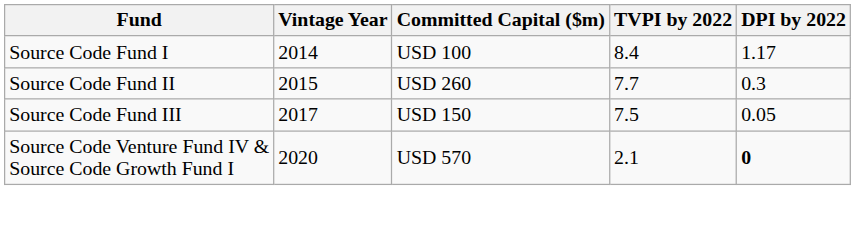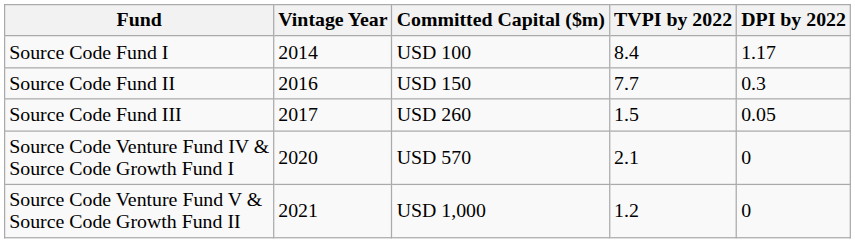(298, 83) 2015 -> (298, 83) 2016
(434, 83) USD 260 -> (434, 83) USD 150
(434, 114) USD 150 -> (434, 114) USD 260
(626, 114) 7.5 -> (626, 114) 1.5
(746, 157) bold -> (746, 157) normal
+ row: (136, 211)
